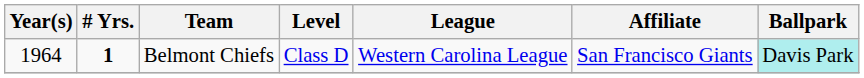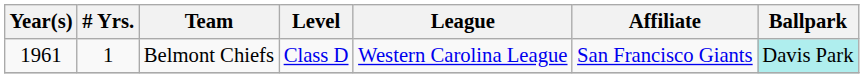(41, 55) 1964 -> (41, 55) 1961
(108, 55) bold -> (108, 55) normal
